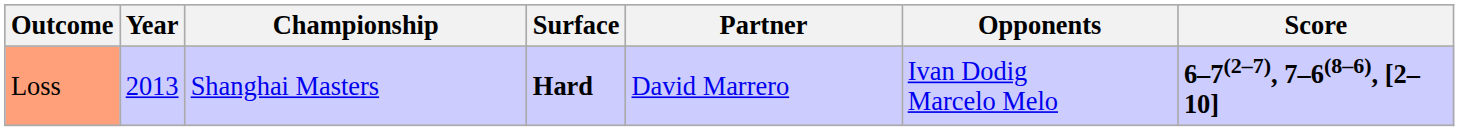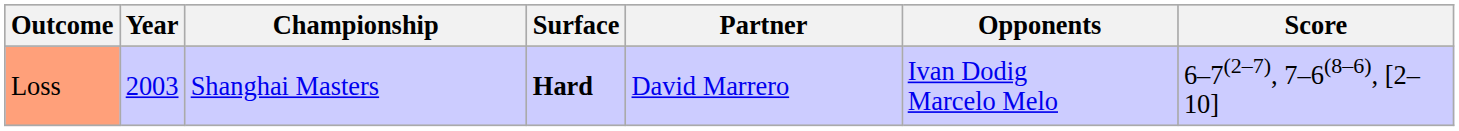(152, 85) 2013 -> (152, 85) 2003
(1302, 85) bold -> (1302, 85) normal
